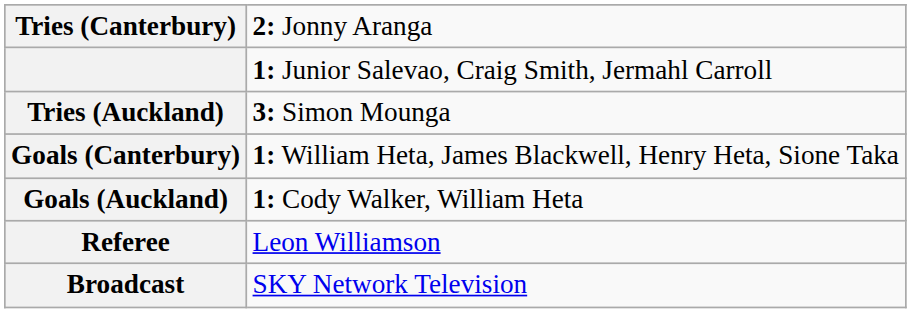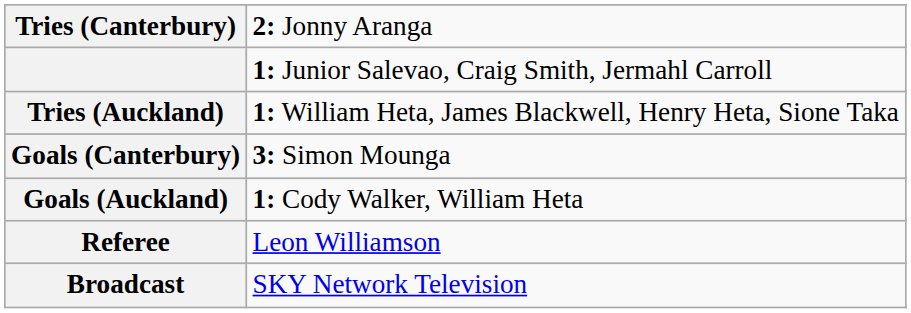(352, 112) 3: Simon Mounga -> (576, 112) 1: William Heta, James Blackwell, Henry Heta, Sione Taka
(576, 155) 1: William Heta, James Blackwell, Henry Heta, Sione Taka -> (352, 155) 3: Simon Mounga
